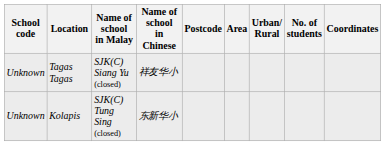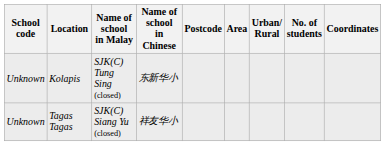rows swapped: (61, 72) <-> (65, 116)
